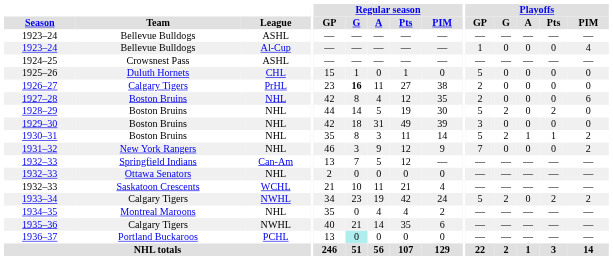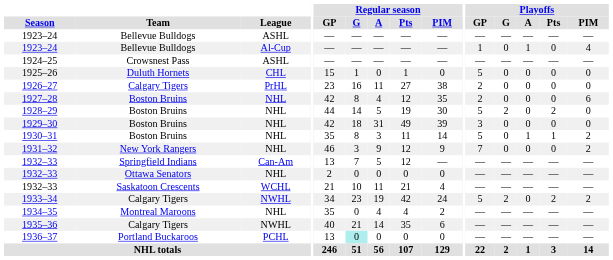(528, 48) 0 -> (528, 48) 1
(356, 86) bold -> (356, 86) normal
(506, 136) 2 -> (506, 136) 0
